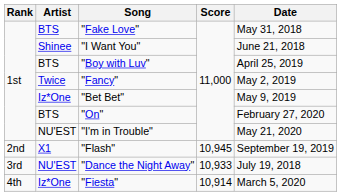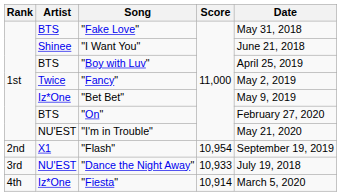(216, 149) 10,945 -> (216, 149) 10,954
